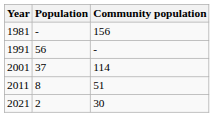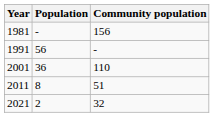(41, 67) 37 -> (41, 67) 36
(102, 67) 114 -> (102, 67) 110
(99, 103) 30 -> (99, 103) 32
